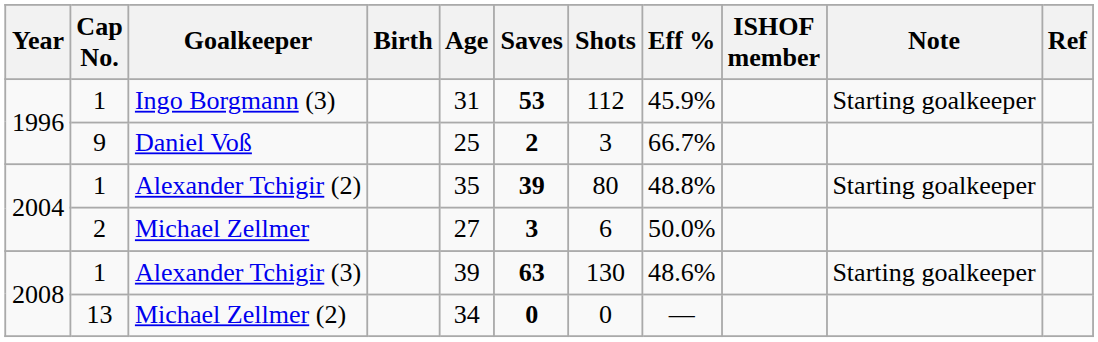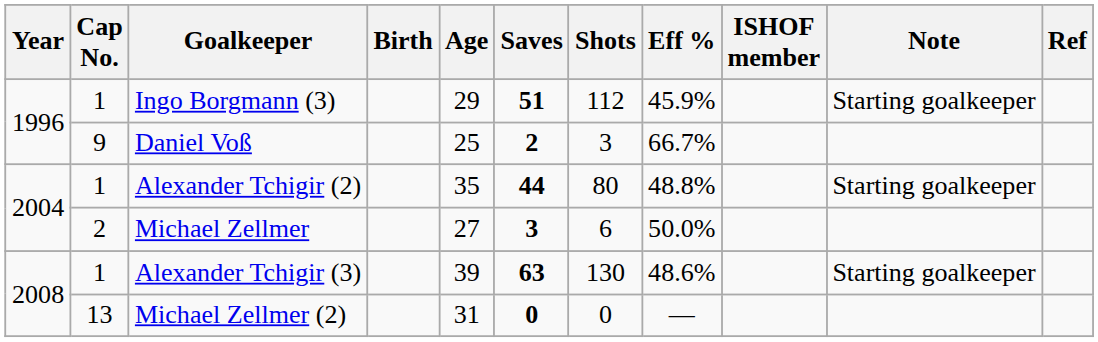(467, 100) 31 -> (467, 100) 29
(532, 100) 53 -> (532, 100) 51
(532, 186) 39 -> (532, 186) 44
(467, 315) 34 -> (467, 315) 31
